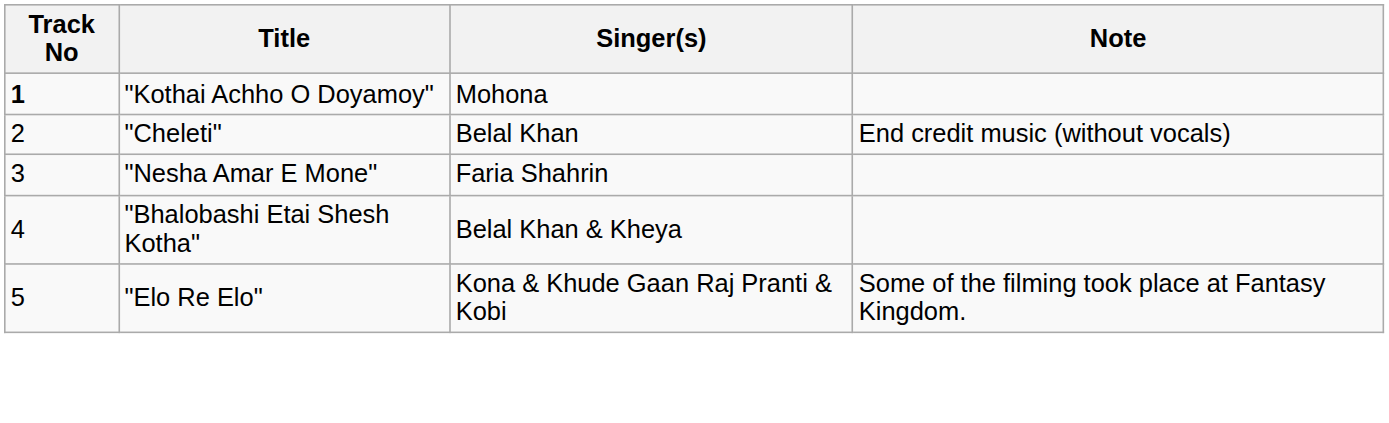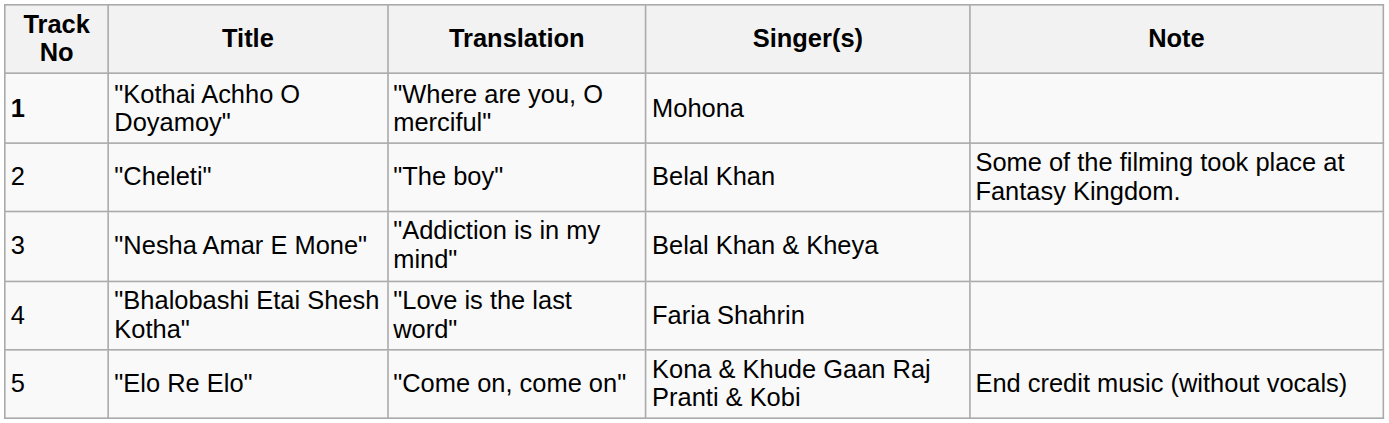+ column: (517, 38)
(1045, 133) End credit music (without vocals) -> (1160, 176) Some of the filming took place at Fantasy Kingdom.
(532, 174) Faria Shahrin -> (765, 245) Belal Khan & Kheya
(569, 228) Belal Khan & Kheya -> (728, 314) Faria Shahrin
(1092, 297) Some of the filming took place at Fantasy Kingdom. -> (1161, 383) End credit music (without vocals)
